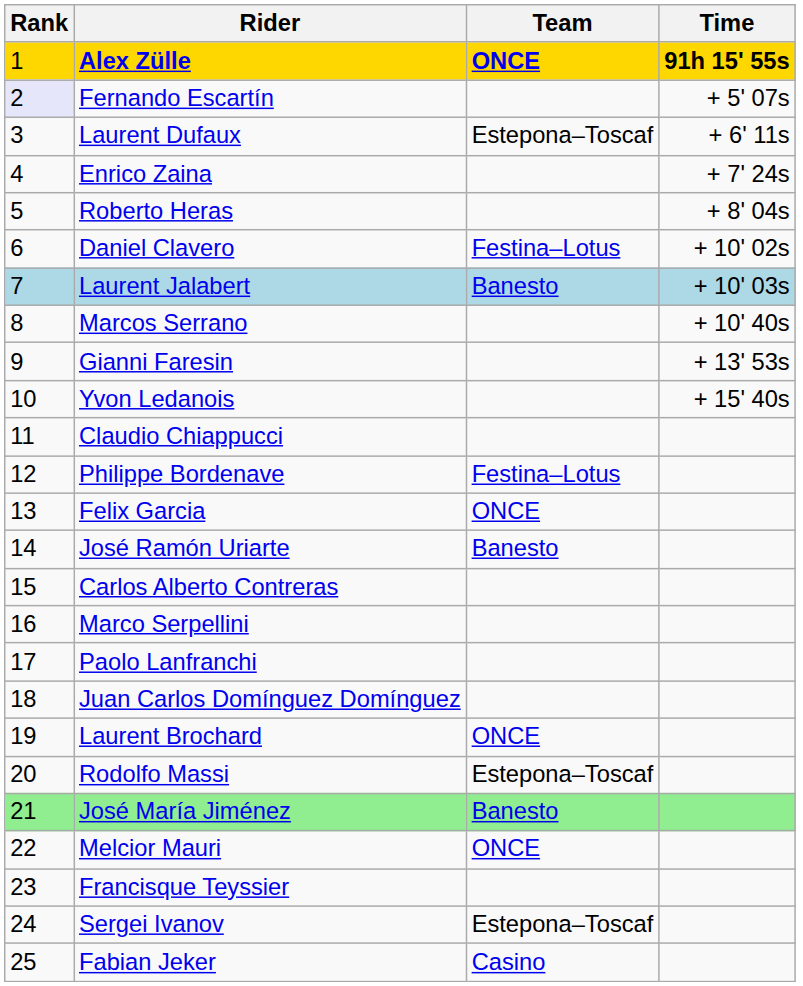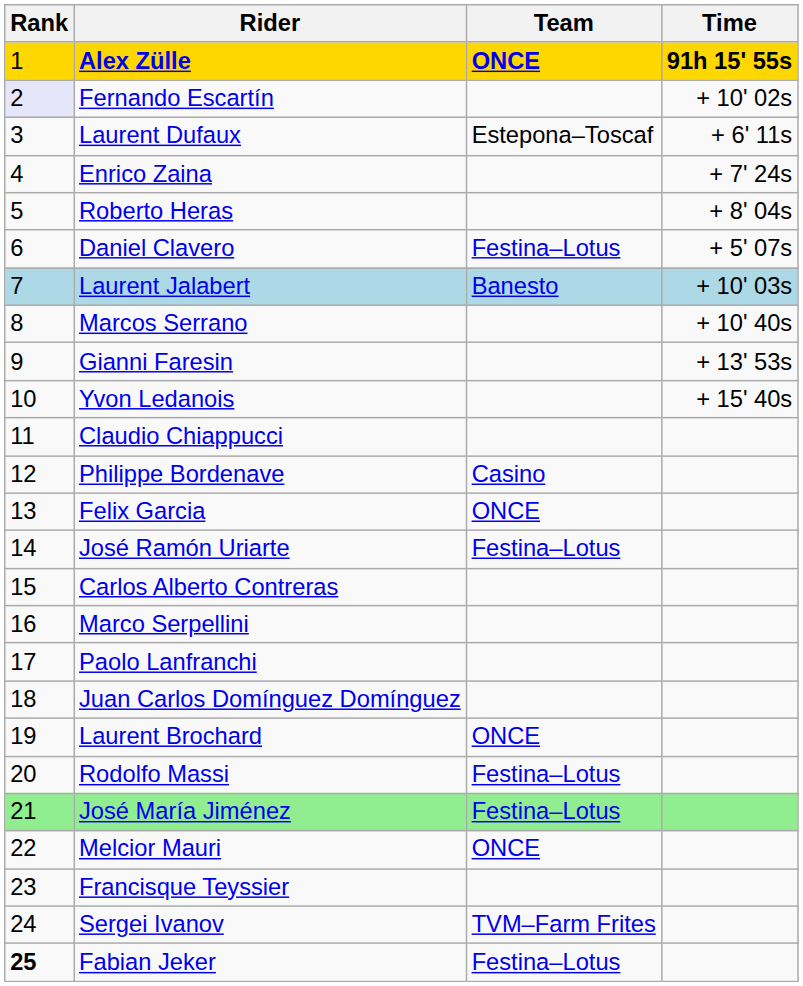(748, 98) + 5' 07s -> (744, 98) + 10' 02s
(742, 248) + 10' 02s -> (751, 248) + 5' 07s
(546, 473) Festina–Lotus -> (508, 473) Casino
(515, 549) Banesto -> (546, 549) Festina–Lotus
(562, 774) Estepona–Toscaf -> (546, 774) Festina–Lotus
(515, 811) Banesto -> (546, 811) Festina–Lotus
(562, 924) Estepona–Toscaf -> (564, 924) TVM–Farm Frites
(23, 962) normal -> (23, 962) bold
(508, 962) Casino -> (546, 962) Festina–Lotus
